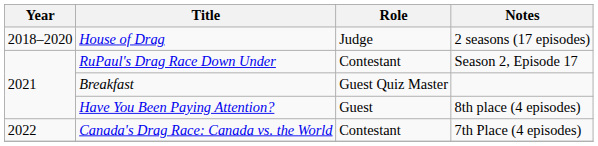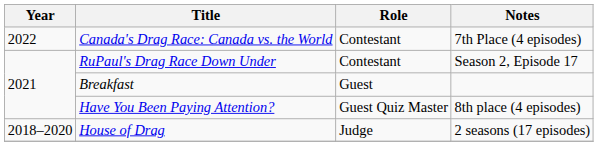rows swapped: (122, 38) <-> (206, 130)
(394, 84) Guest Quiz Master -> (356, 84) Guest
(356, 107) Guest -> (394, 107) Guest Quiz Master
